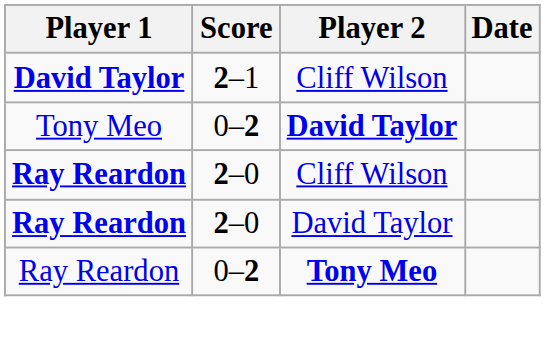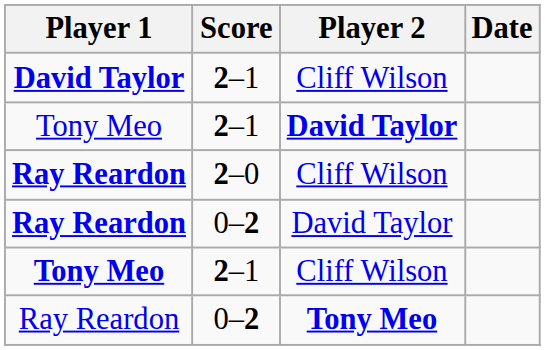(236, 125) 0–2 -> (236, 125) 2–1
(236, 222) 2–0 -> (236, 222) 0–2
+ row: (99, 271)
